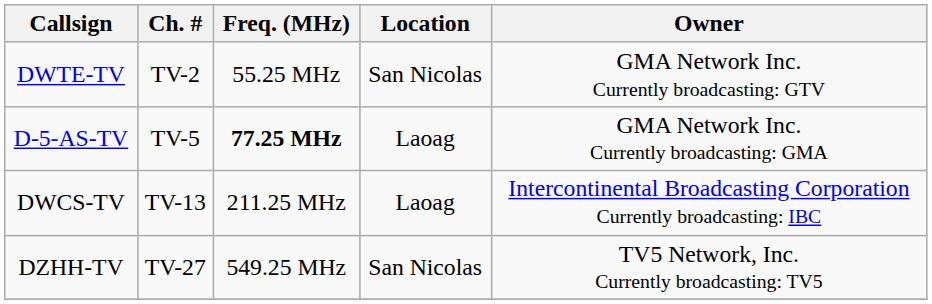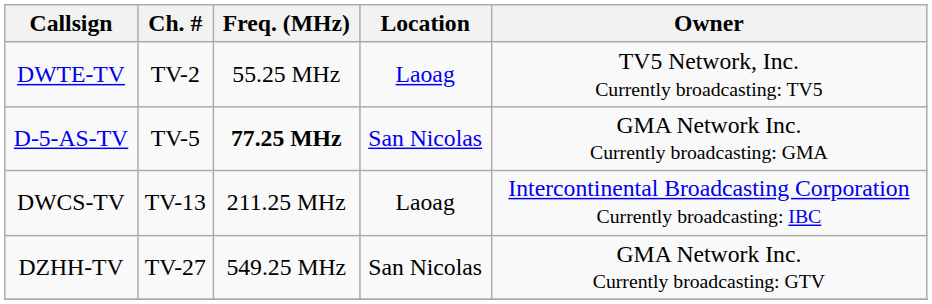(425, 74) San Nicolas -> (425, 74) Laoag
(709, 74) GMA Network Inc. Currently broadcasting: GTV -> (709, 74) TV5 Network, Inc. Currently broadcasting: TV5
(425, 138) Laoag -> (425, 138) San Nicolas
(709, 266) TV5 Network, Inc. Currently broadcasting: TV5 -> (709, 266) GMA Network Inc. Currently broadcasting: GTV
